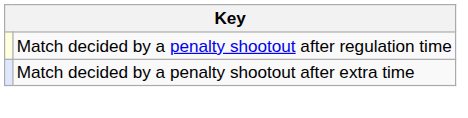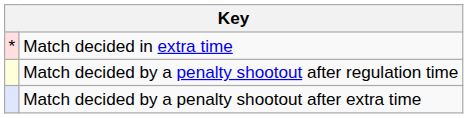+ row: (128, 46)
